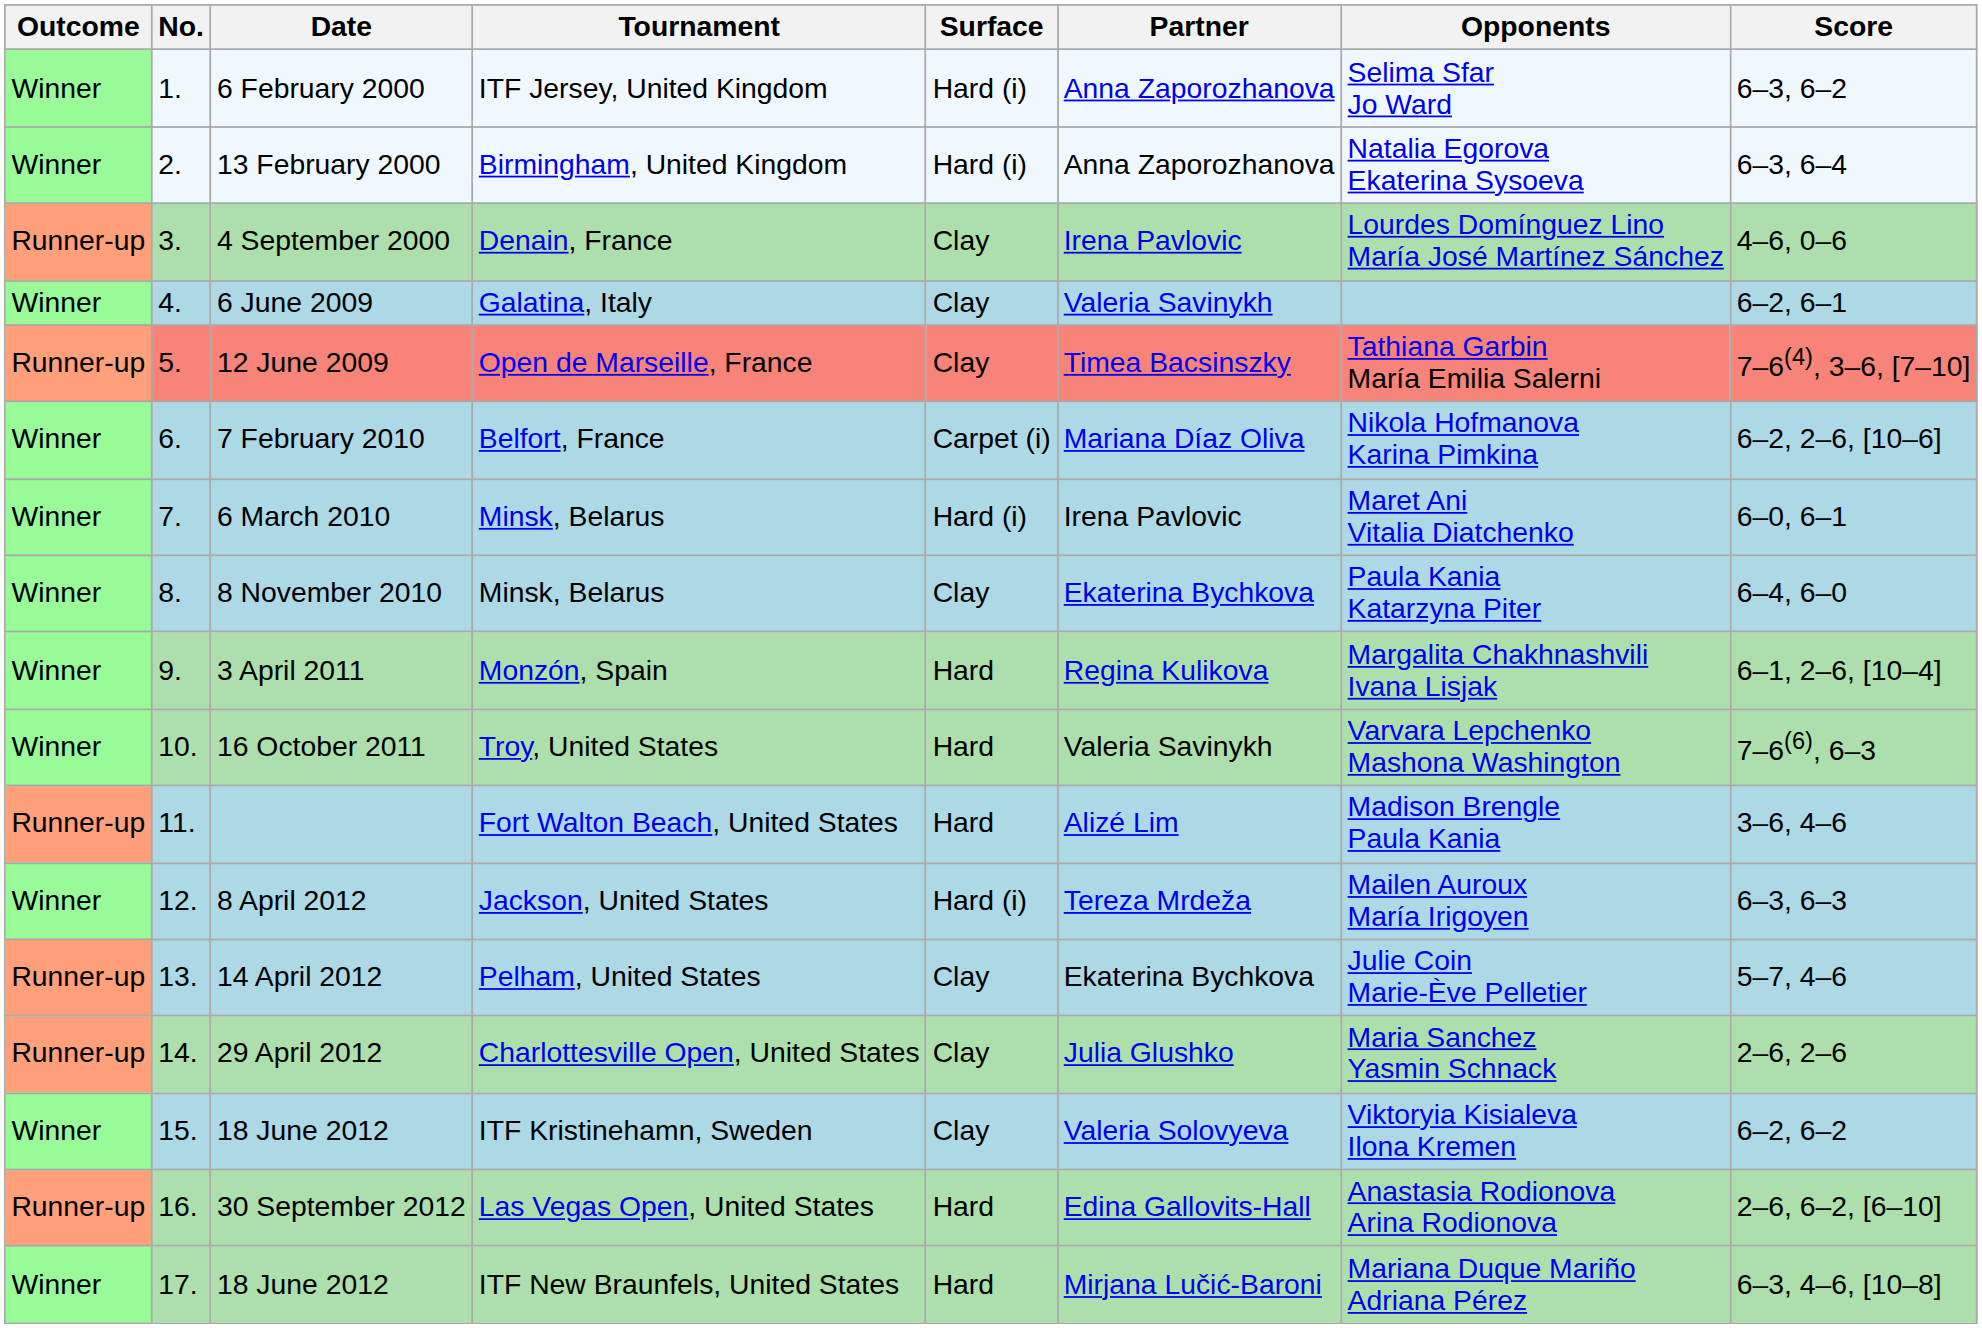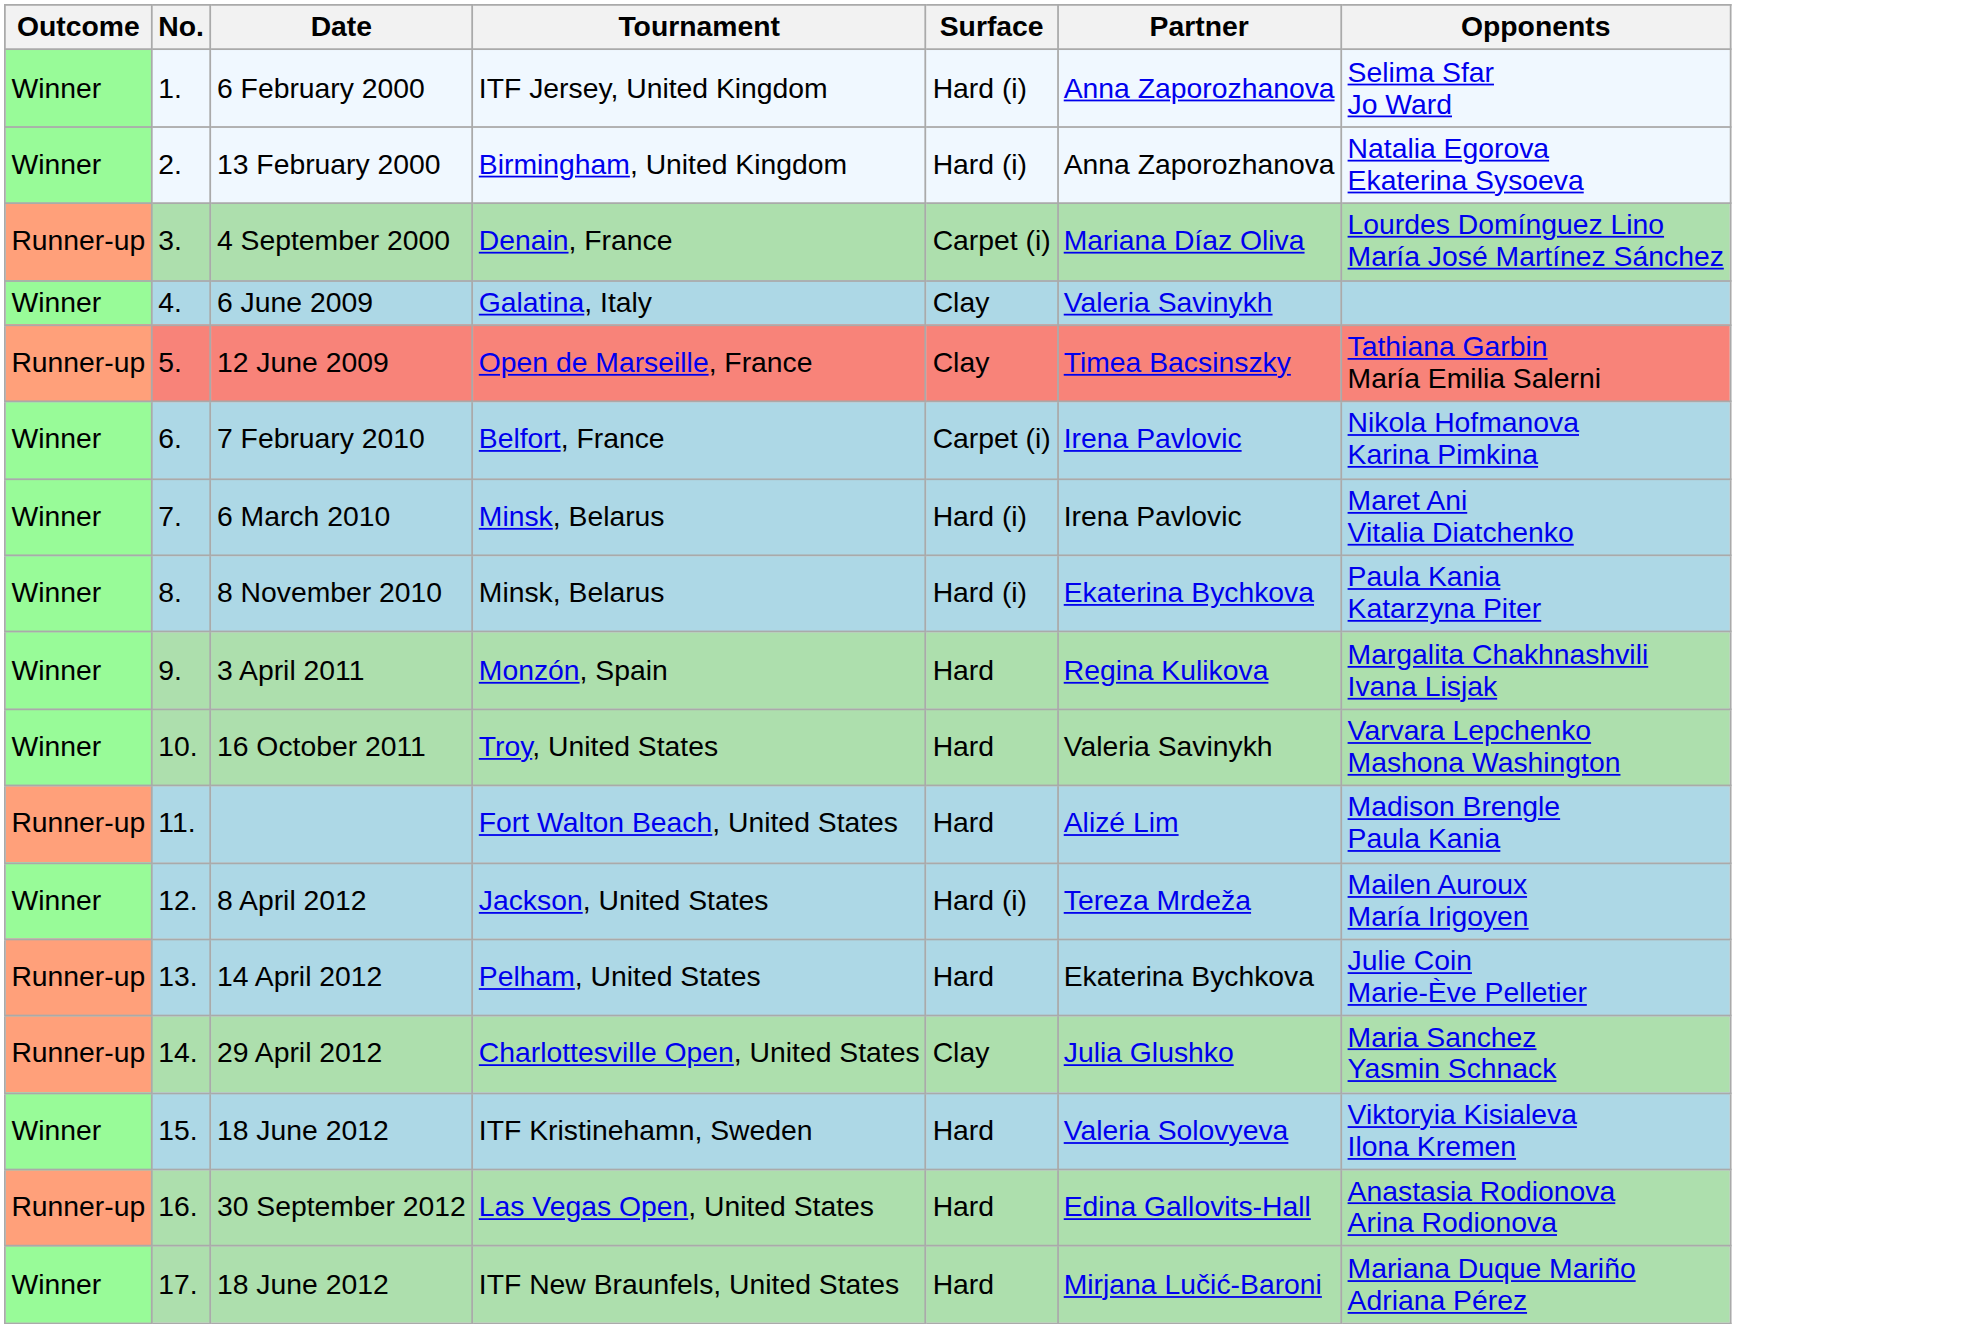- column: (1854, 26)
(961, 241) Clay -> (992, 241) Carpet (i)
(1153, 241) Irena Pavlovic -> (1184, 241) Mariana Díaz Oliva
(1184, 439) Mariana Díaz Oliva -> (1153, 439) Irena Pavlovic
(961, 593) Clay -> (980, 593) Hard (i)
(961, 977) Clay -> (963, 977) Hard
(961, 1130) Clay -> (963, 1130) Hard
